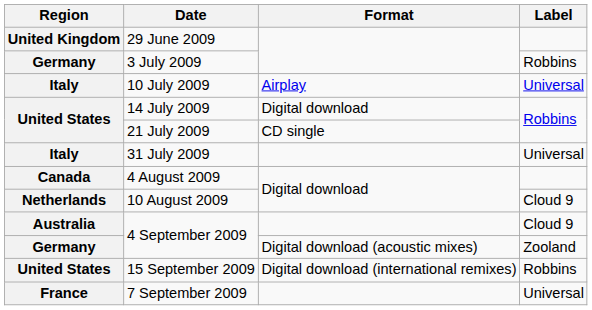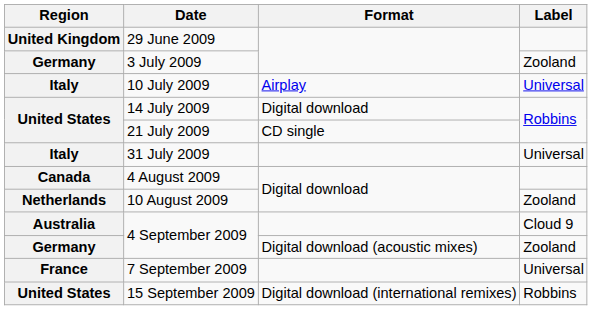(550, 62) Robbins -> (550, 62) Zooland
(548, 200) Cloud 9 -> (550, 200) Zooland
rows swapped: (64, 293) <-> (64, 270)
